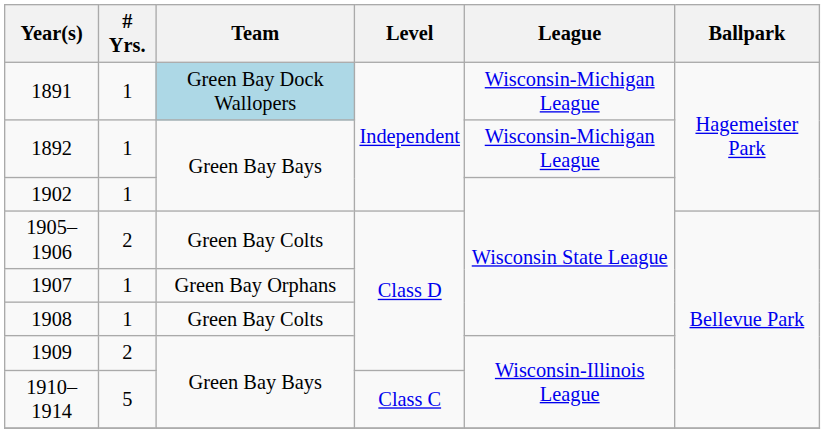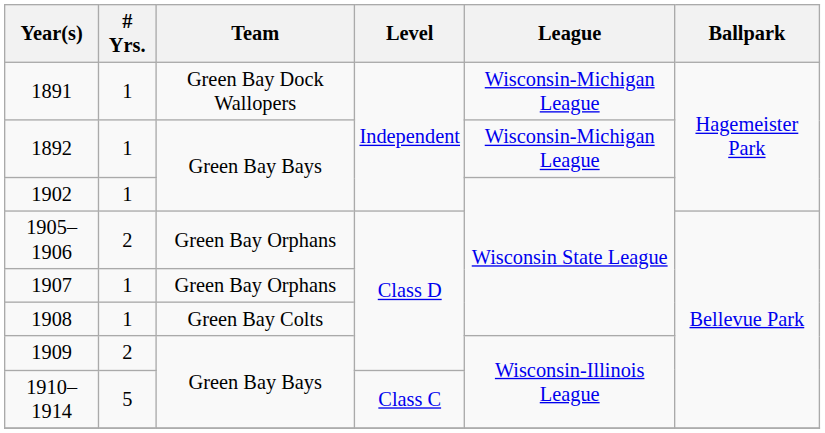(255, 91) lightblue background -> (255, 91) no background
(255, 240) Green Bay Colts -> (255, 240) Green Bay Orphans
